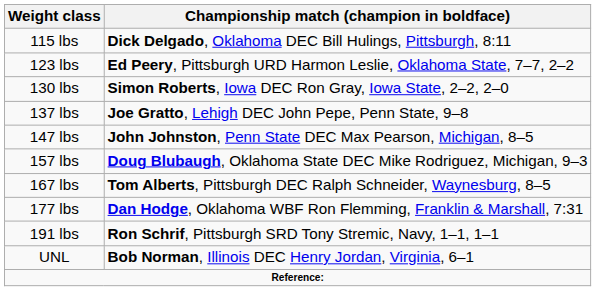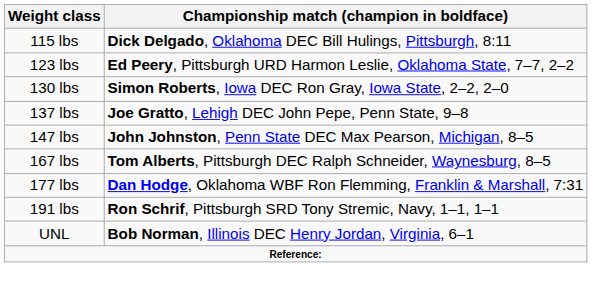- row: (54, 161)
